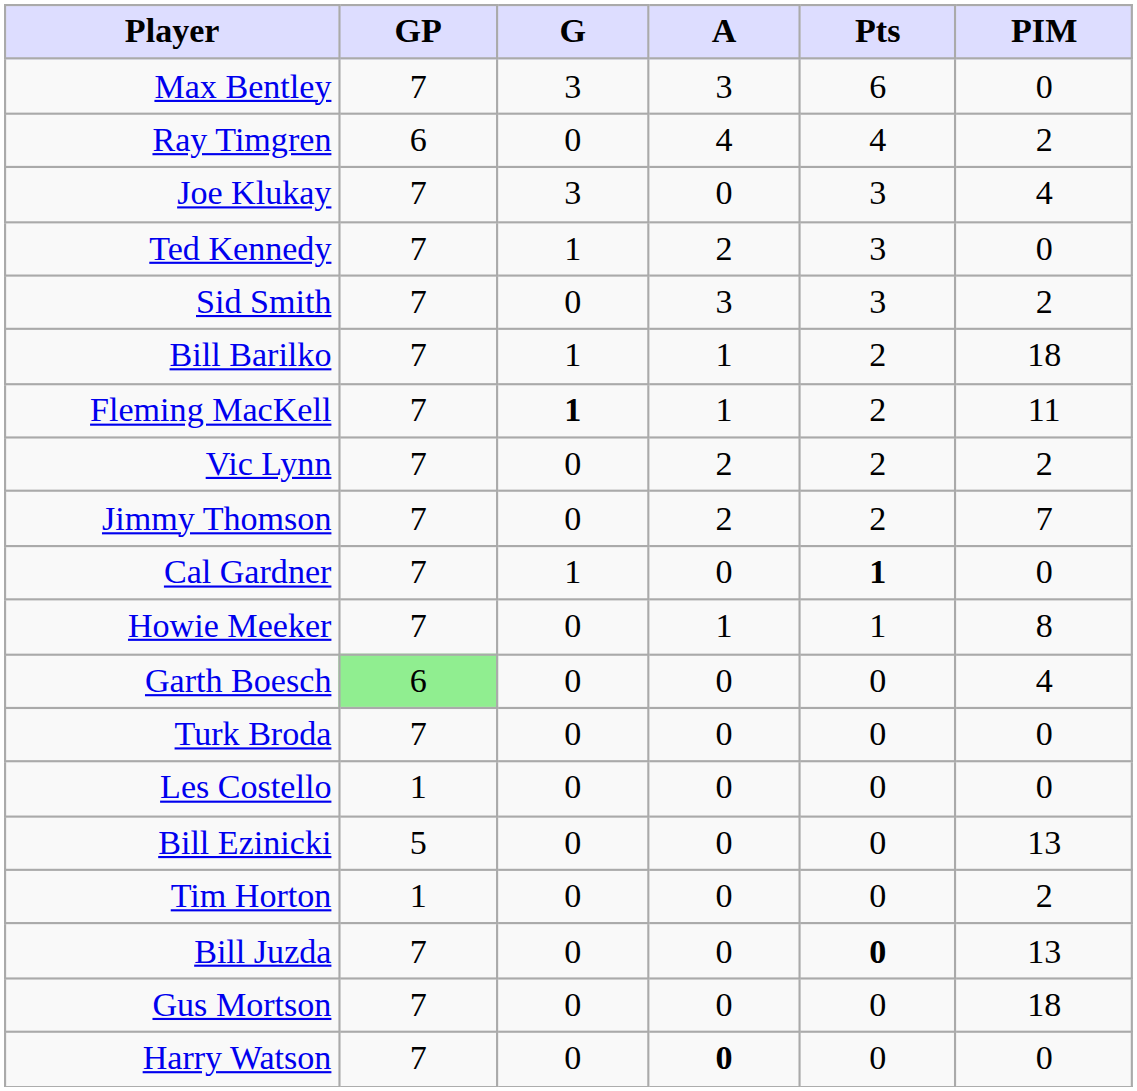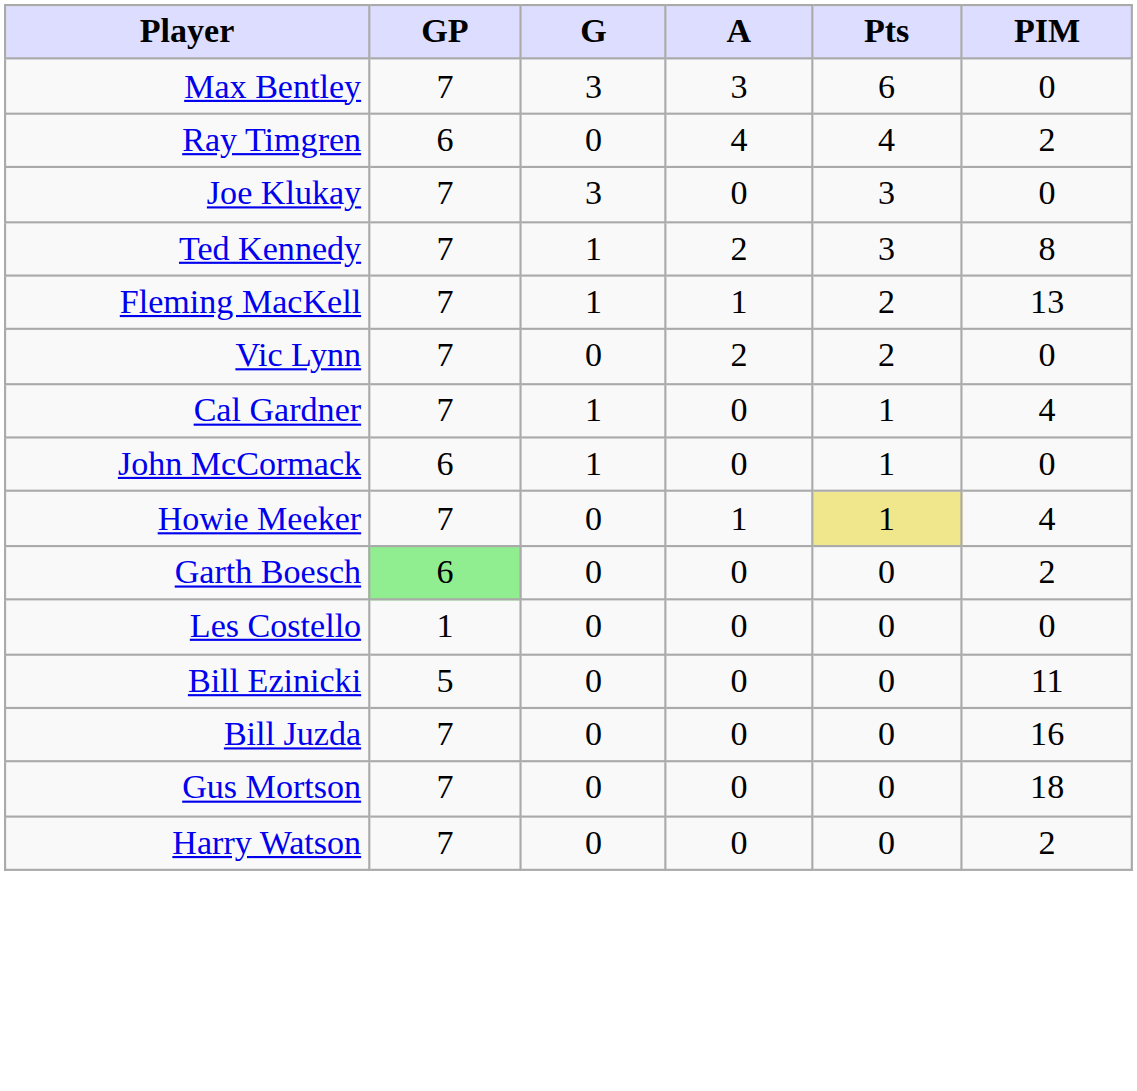(1044, 193) 4 -> (1047, 193) 0
(1044, 247) 0 -> (1047, 247) 8
- row: (264, 301)
- row: (250, 355)
(573, 409) bold -> (594, 301) normal
(1044, 409) 11 -> (1047, 301) 13
(1044, 463) 2 -> (1047, 355) 0
- row: (217, 517)
(878, 572) bold -> (887, 409) normal
(1044, 572) 0 -> (1047, 409) 4
+ row: (240, 463)
(878, 626) no background -> (887, 517) khaki background
(1044, 626) 8 -> (1047, 517) 4
(1044, 680) 4 -> (1047, 572) 2
- row: (253, 734)
(1044, 842) 13 -> (1047, 680) 11
- row: (251, 896)
(878, 950) bold -> (887, 734) normal
(1044, 950) 13 -> (1047, 734) 16
(724, 1058) bold -> (739, 842) normal
(1044, 1058) 0 -> (1047, 842) 2
